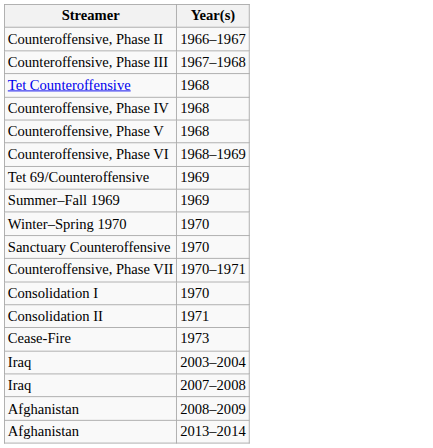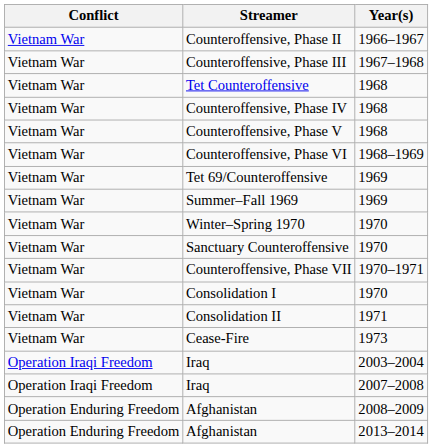+ column: (94, 16)
